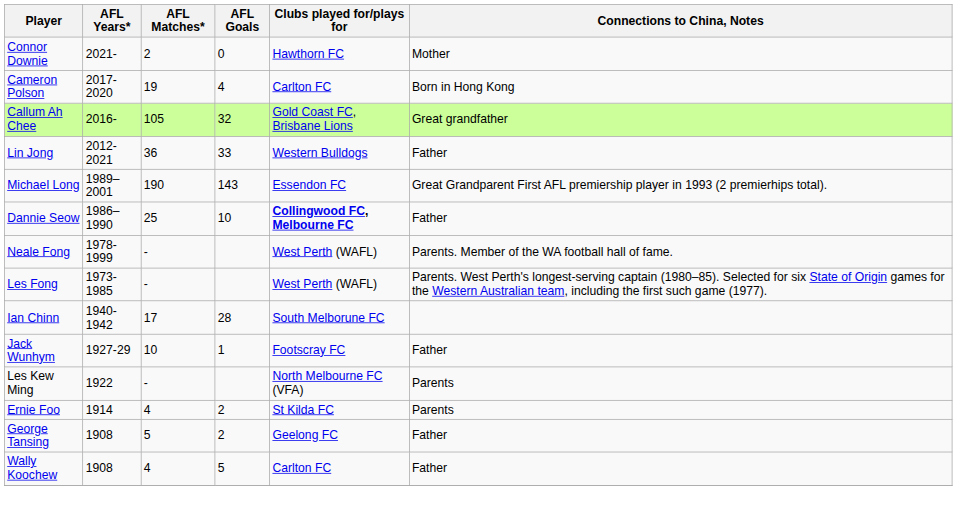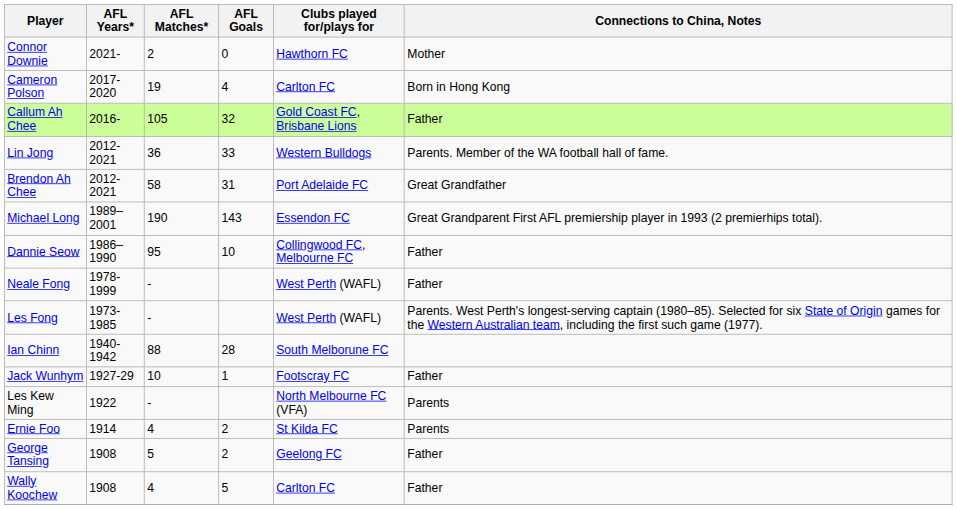(460, 119) Great grandfather -> (425, 119) Father
(429, 152) Father -> (538, 152) Parents. Member of the WA football hall of fame.
+ row: (39, 185)
(150, 218) 25 -> (154, 251) 95
(320, 218) bold -> (321, 251) normal
(542, 251) Parents. Member of the WA football hall of fame. -> (425, 284) Father
(150, 317) 17 -> (154, 350) 88
